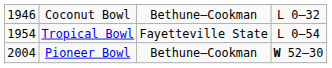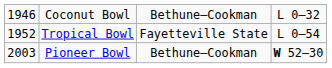(22, 33) 1954 -> (22, 33) 1952
(22, 53) 2004 -> (22, 53) 2003
